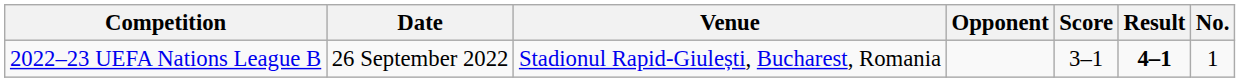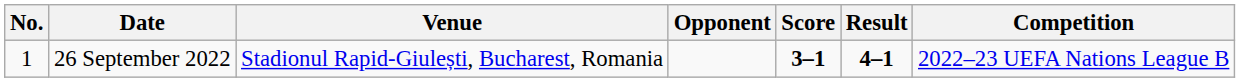columns swapped: (1213, 22) <-> (166, 22)
(1086, 58) normal -> (808, 58) bold
